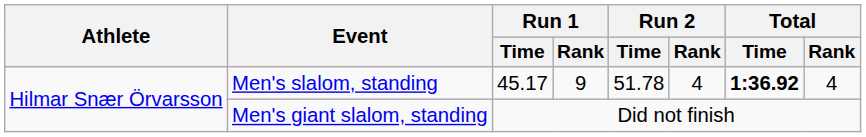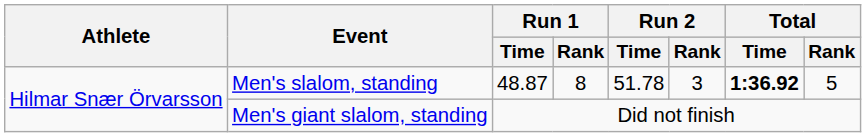(522, 83) 45.17 -> (522, 83) 48.87
(581, 83) 9 -> (581, 83) 8
(697, 83) 4 -> (697, 83) 3
(832, 83) 4 -> (832, 83) 5
